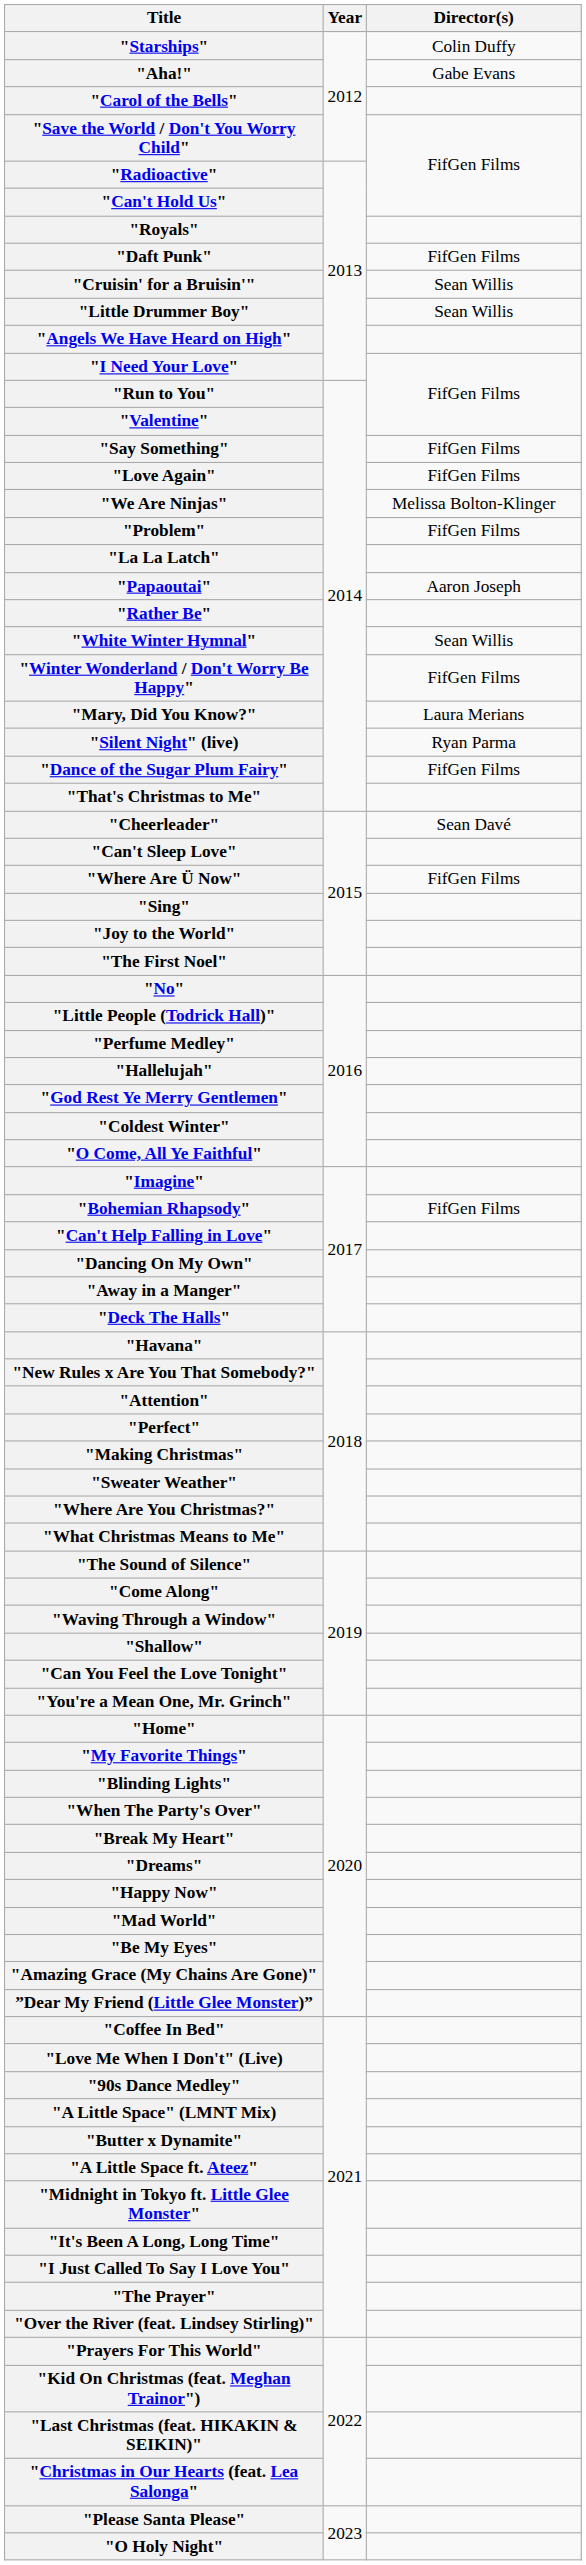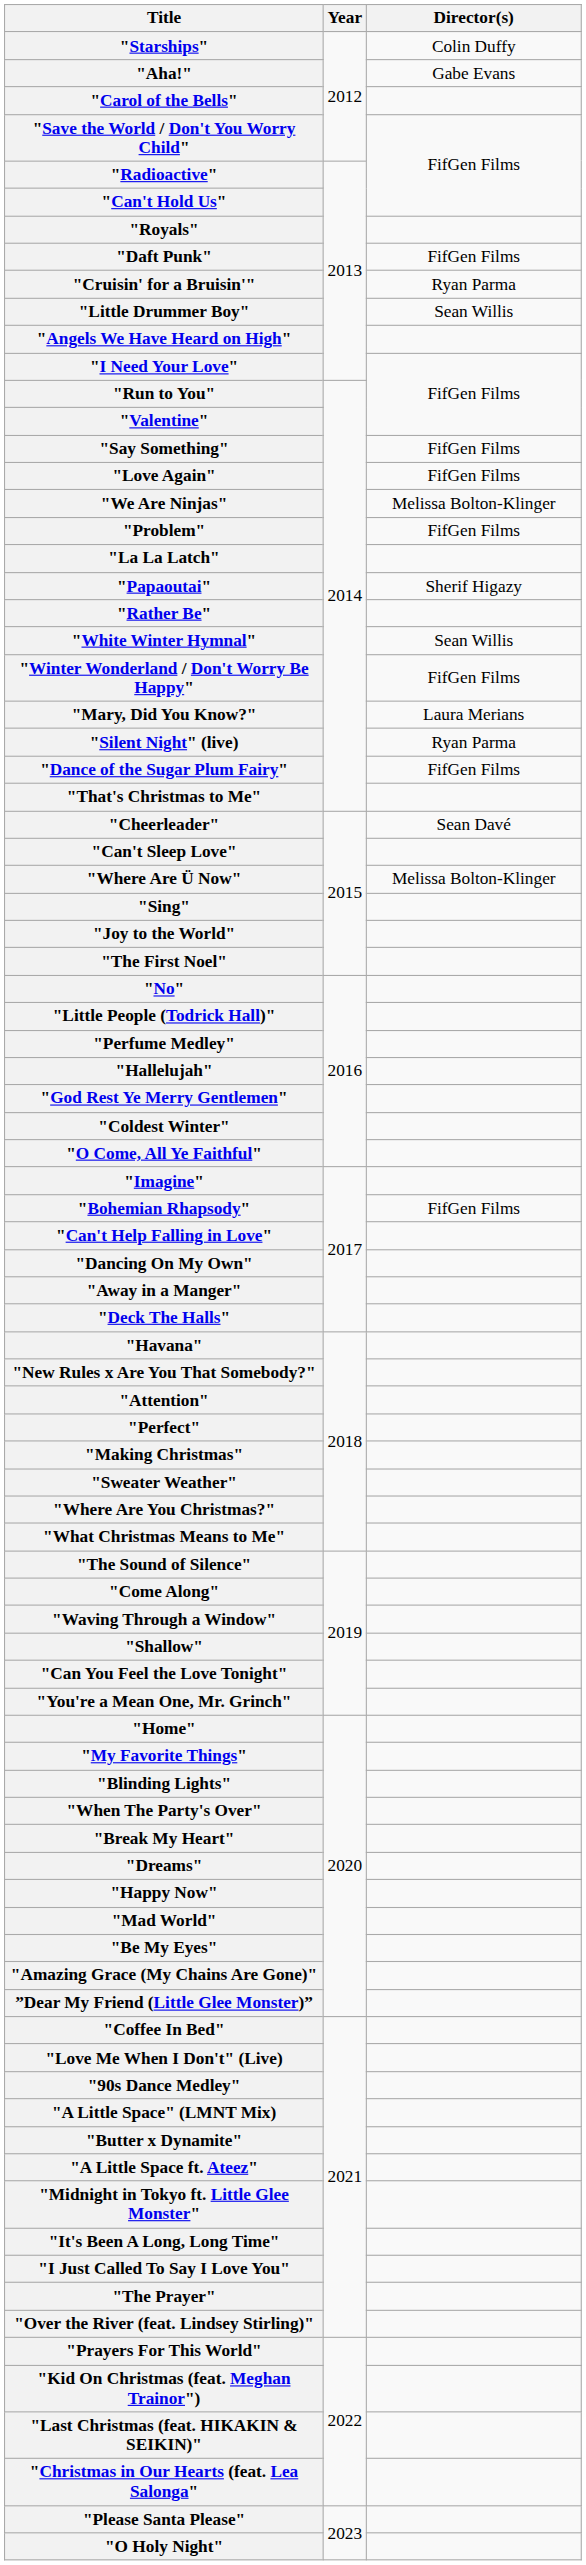(474, 284) Sean Willis -> (474, 284) Ryan Parma
(474, 585) Aaron Joseph -> (474, 585) Sherif Higazy
(474, 879) FifGen Films -> (474, 879) Melissa Bolton-Klinger
